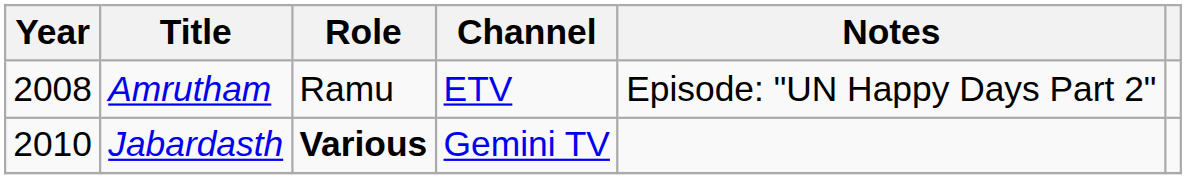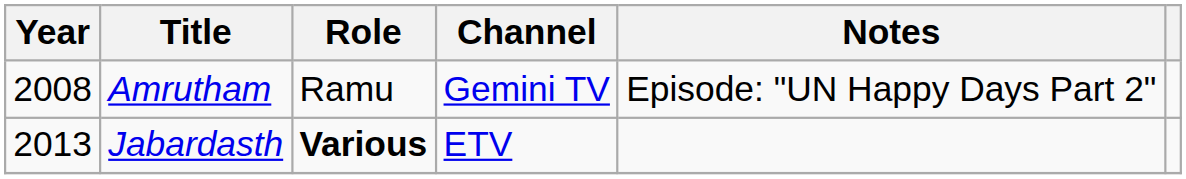(478, 88) ETV -> (527, 88) Gemini TV
(53, 144) 2010 -> (53, 144) 2013
(527, 144) Gemini TV -> (478, 144) ETV
